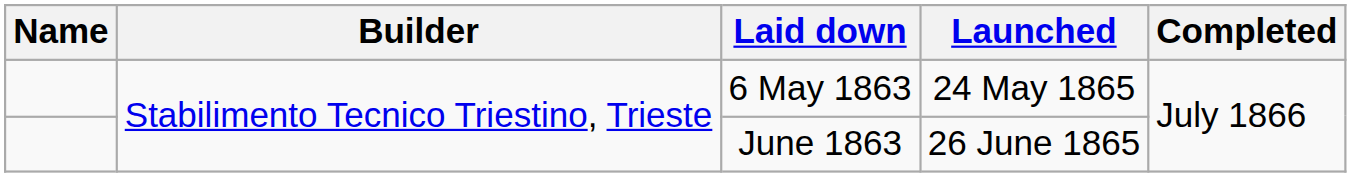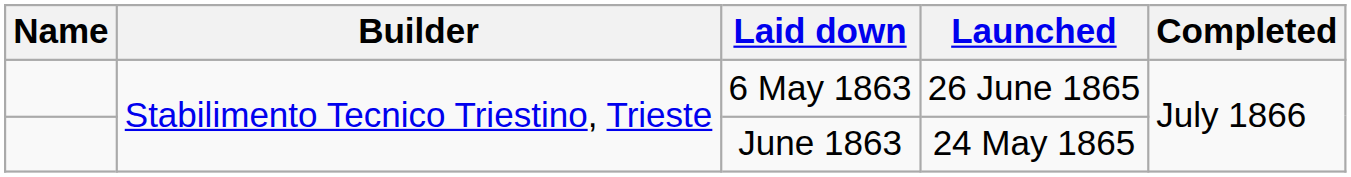(1034, 87) 24 May 1865 -> (1034, 87) 26 June 1865
(1034, 143) 26 June 1865 -> (1034, 143) 24 May 1865
